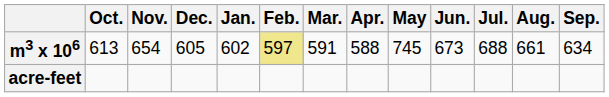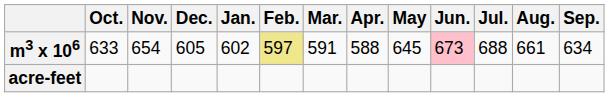(104, 48) 613 -> (104, 48) 633
(407, 48) 745 -> (407, 48) 645
(449, 48) no background -> (449, 48) pink background
